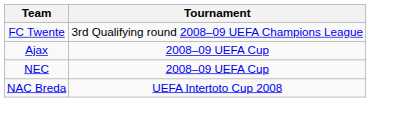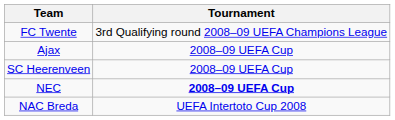+ row: (49, 69)
(217, 69) normal -> (241, 87) bold
